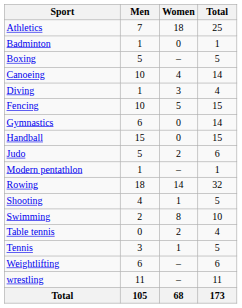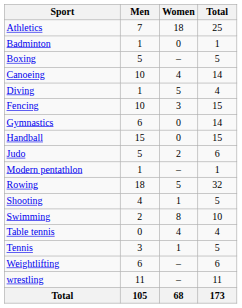(178, 91) 3 -> (178, 91) 5
(178, 106) 5 -> (178, 106) 3
(178, 185) 14 -> (178, 185) 5
(178, 232) 2 -> (178, 232) 4
